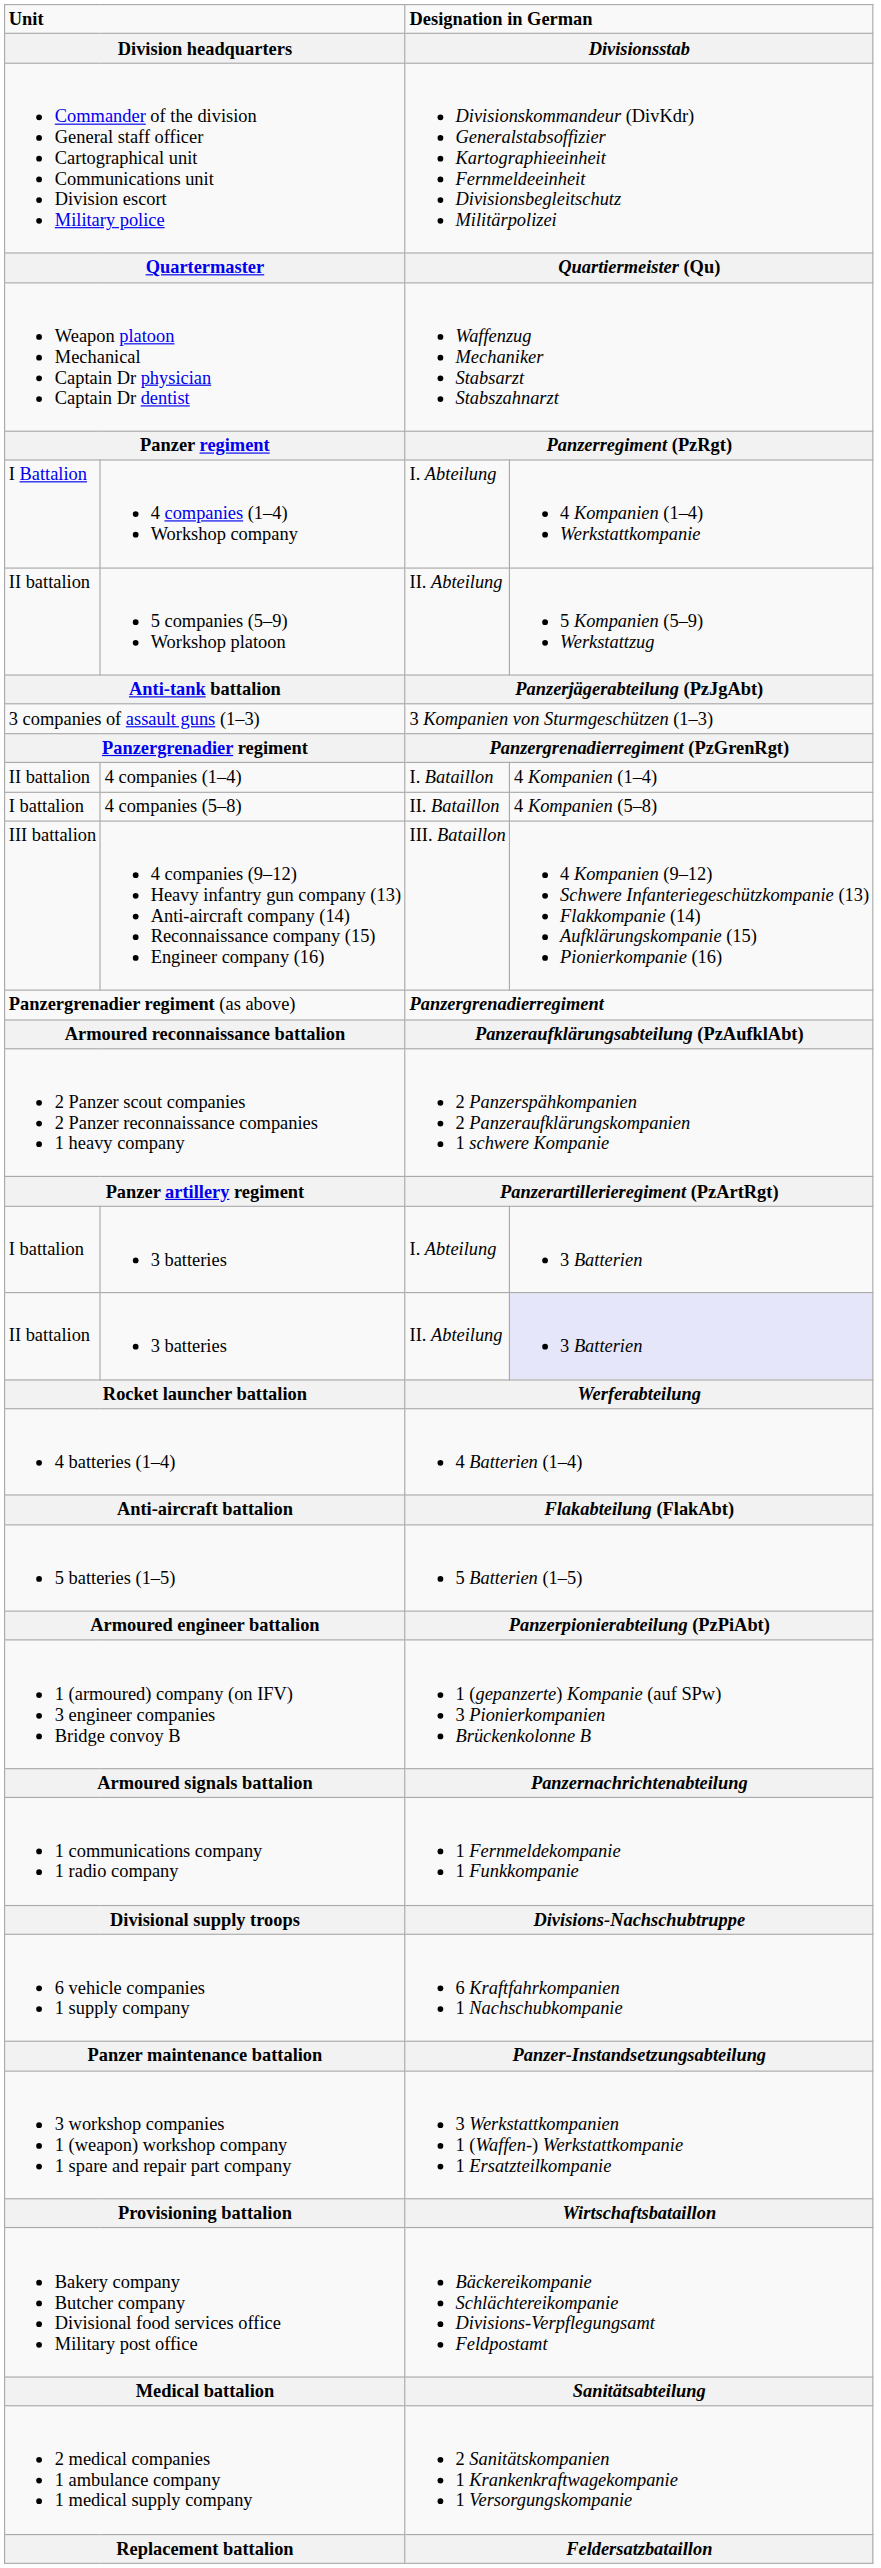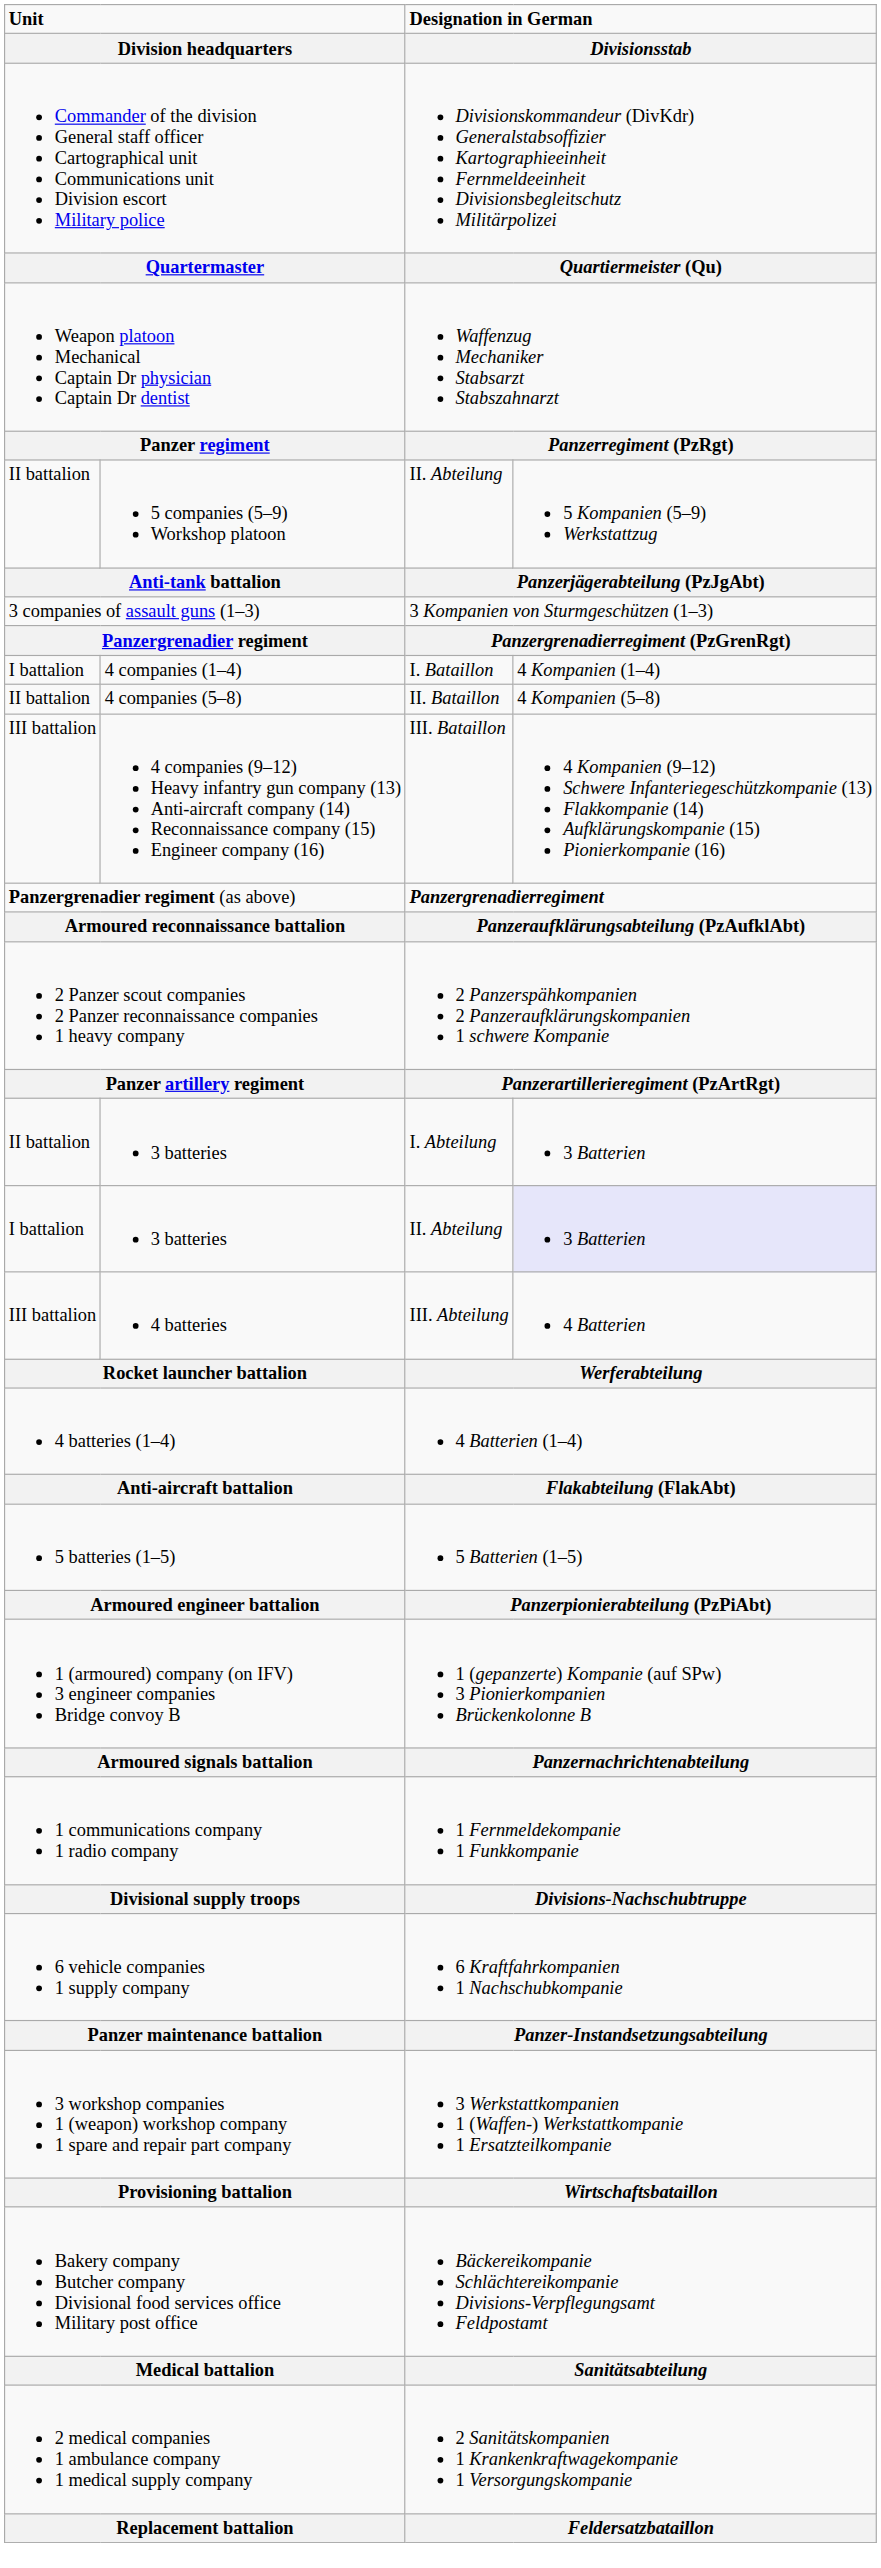- row: (253, 524)
(49, 777) II battalion -> (46, 669) I battalion
(46, 806) I battalion -> (49, 698) II battalion
(46, 1249) I battalion -> (49, 1141) II battalion
(49, 1335) II battalion -> (46, 1228) I battalion
+ row: (253, 1326)
